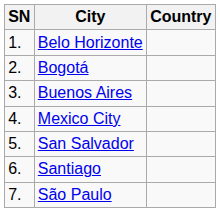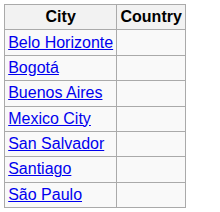- column: (19, 17)
